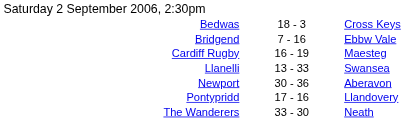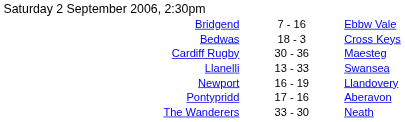rows swapped: (220, 24) <-> (217, 39)
(292, 53) 16 - 19 -> (292, 53) 30 - 36
(292, 83) 30 - 36 -> (292, 83) 16 - 19
(368, 83) Aberavon -> (371, 83) Llandovery
(371, 97) Llandovery -> (368, 97) Aberavon
